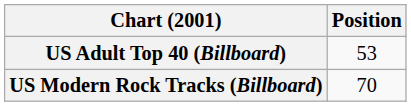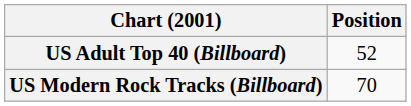(367, 52) 53 -> (367, 52) 52
